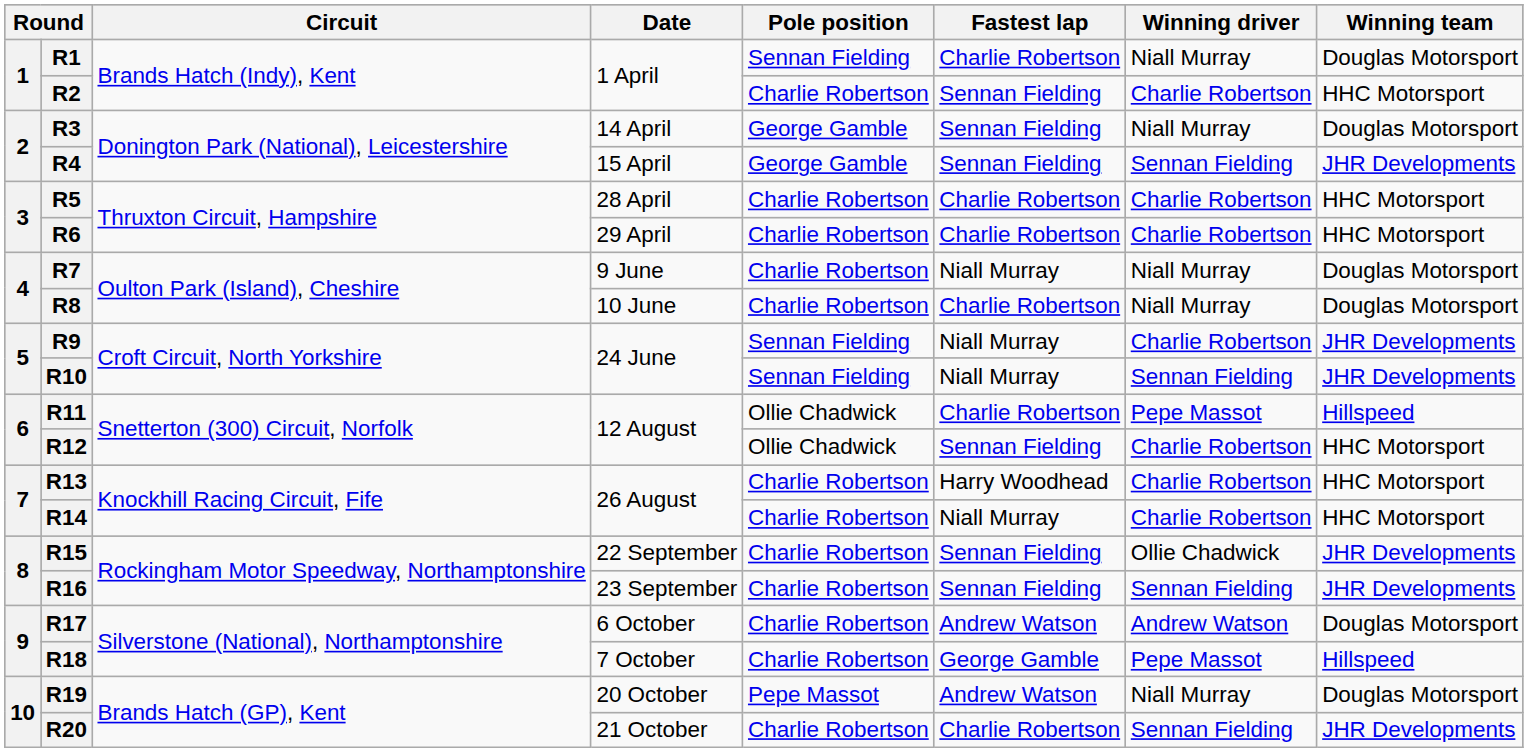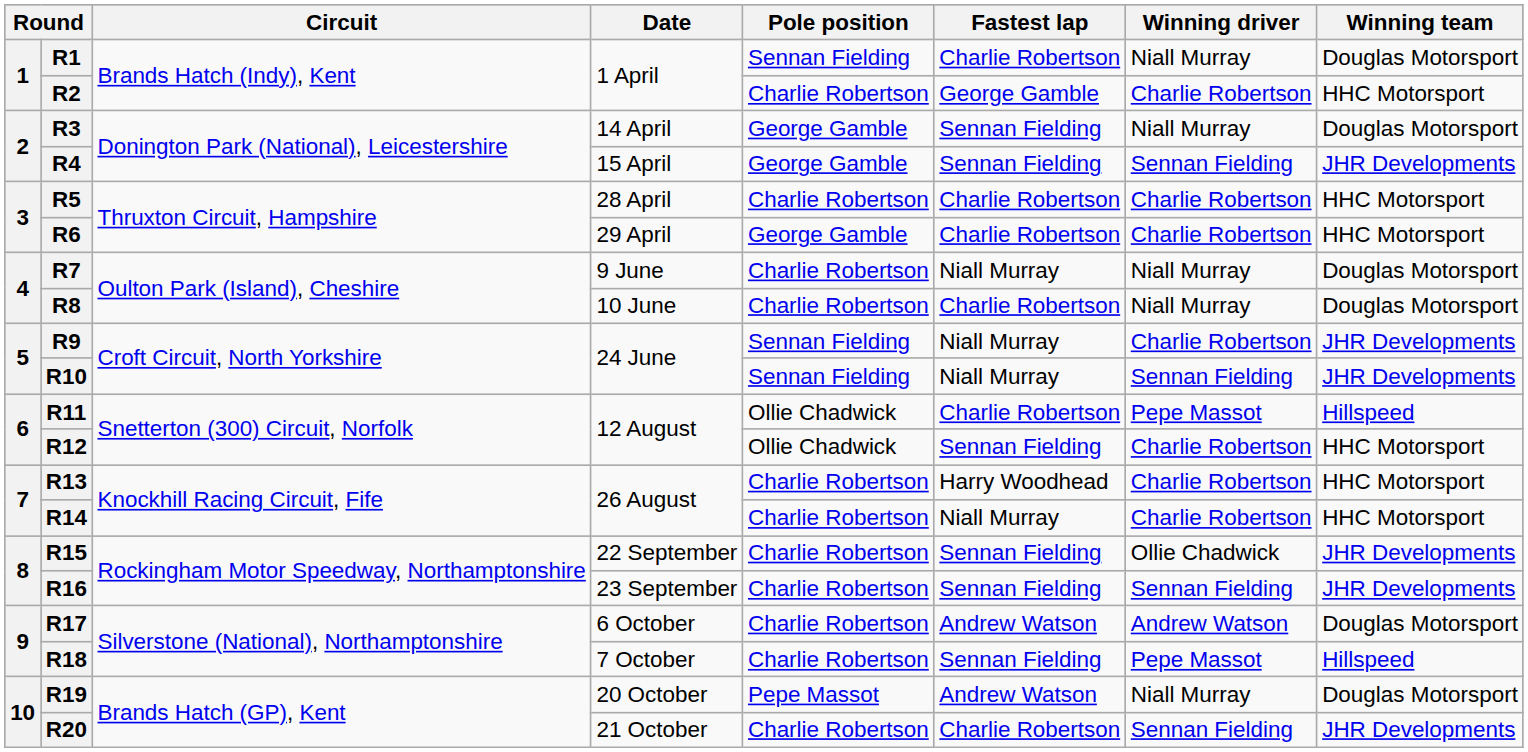(1020, 93) Sennan Fielding -> (1019, 93) George Gamble
(838, 234) Charlie Robertson -> (828, 234) George Gamble
(1019, 659) George Gamble -> (1020, 659) Sennan Fielding
